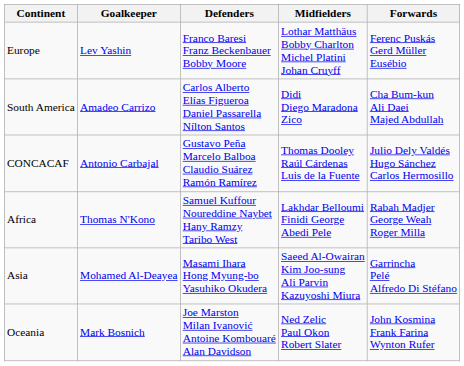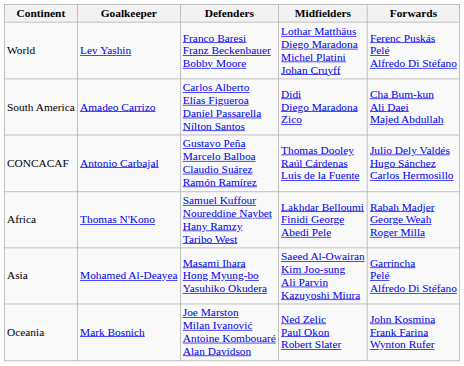+ row: (21, 50)
- row: (23, 50)
